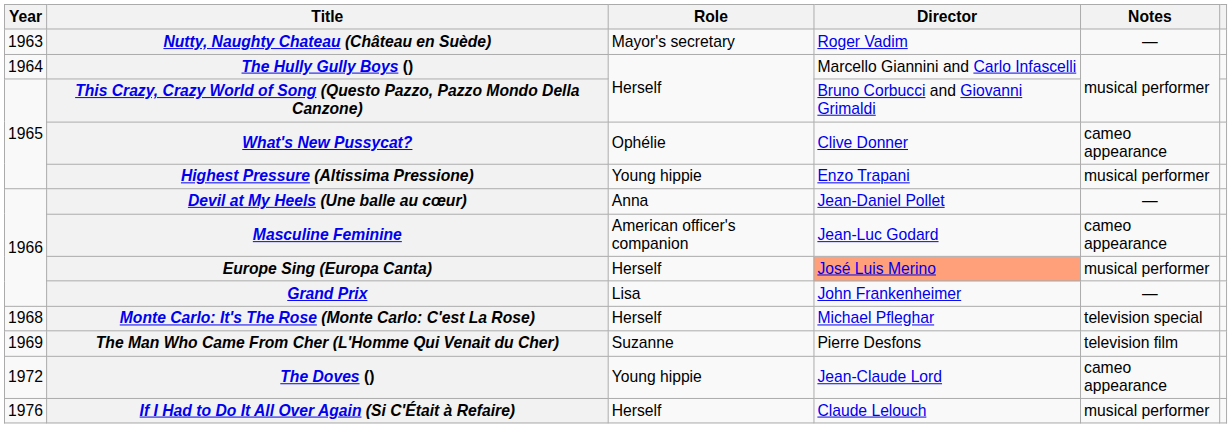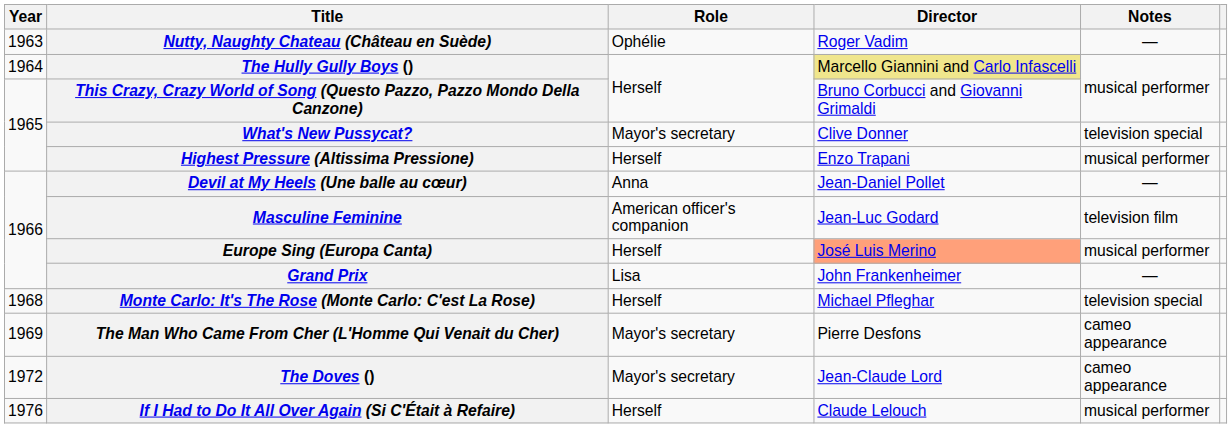(673, 41) Mayor's secretary -> (639, 41) Ophélie
(947, 66) no background -> (947, 66) khaki background
(639, 142) Ophélie -> (673, 134) Mayor's secretary
(1125, 142) cameo appearance -> (1143, 134) television special
(657, 176) Young hippie -> (637, 158) Herself
(1125, 235) cameo appearance -> (1131, 217) television film
(643, 343) Suzanne -> (673, 334) Mayor's secretary
(1131, 343) television film -> (1125, 334) cameo appearance
(657, 377) Young hippie -> (673, 377) Mayor's secretary
